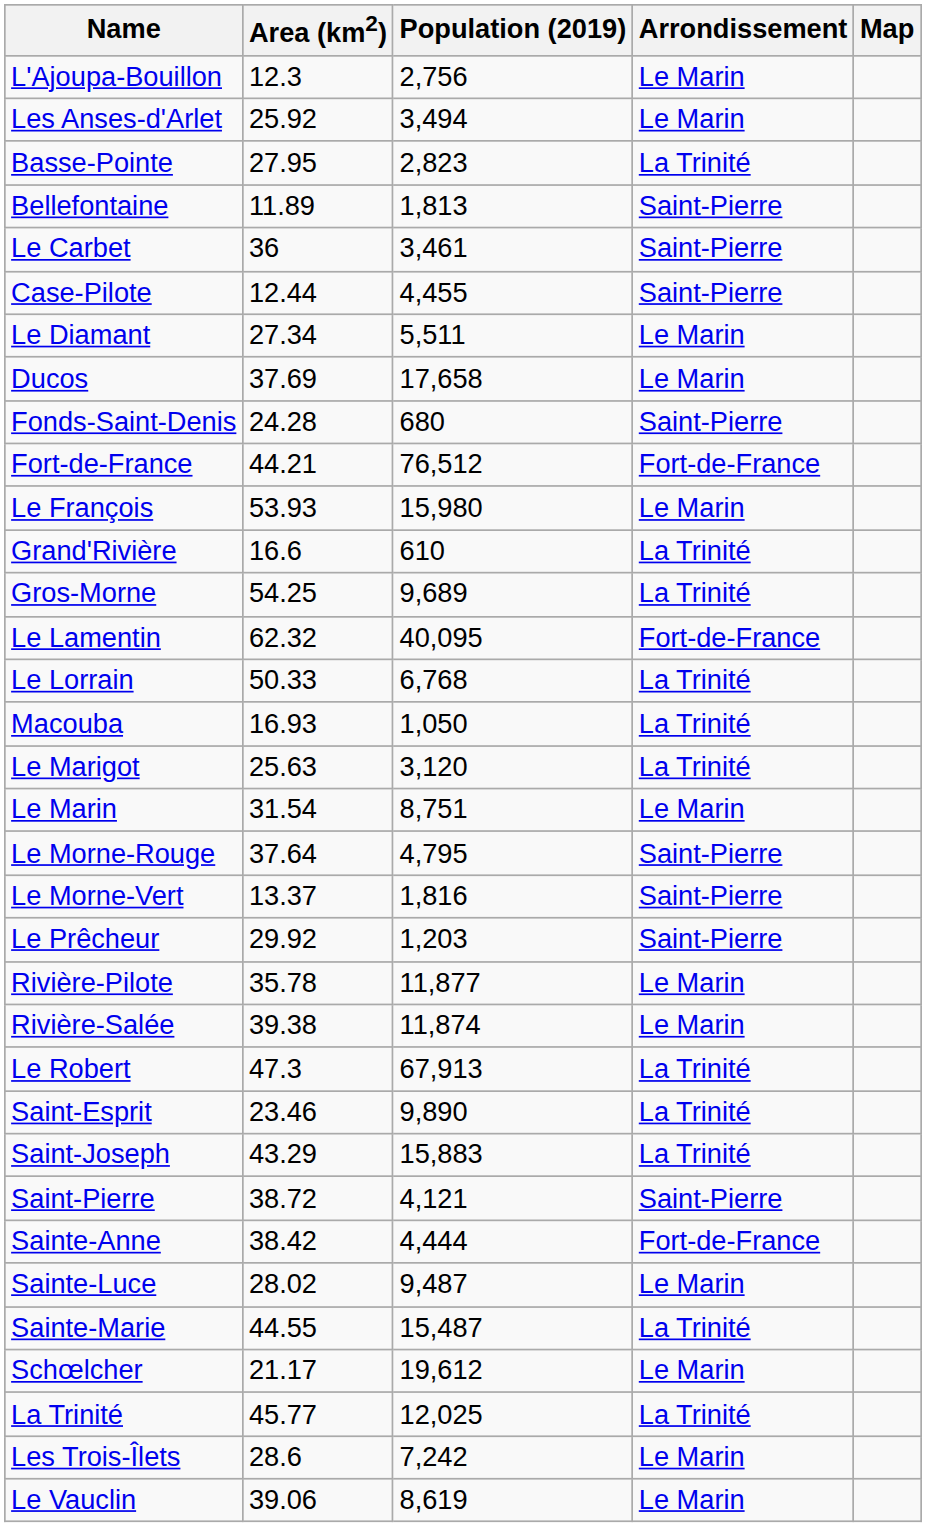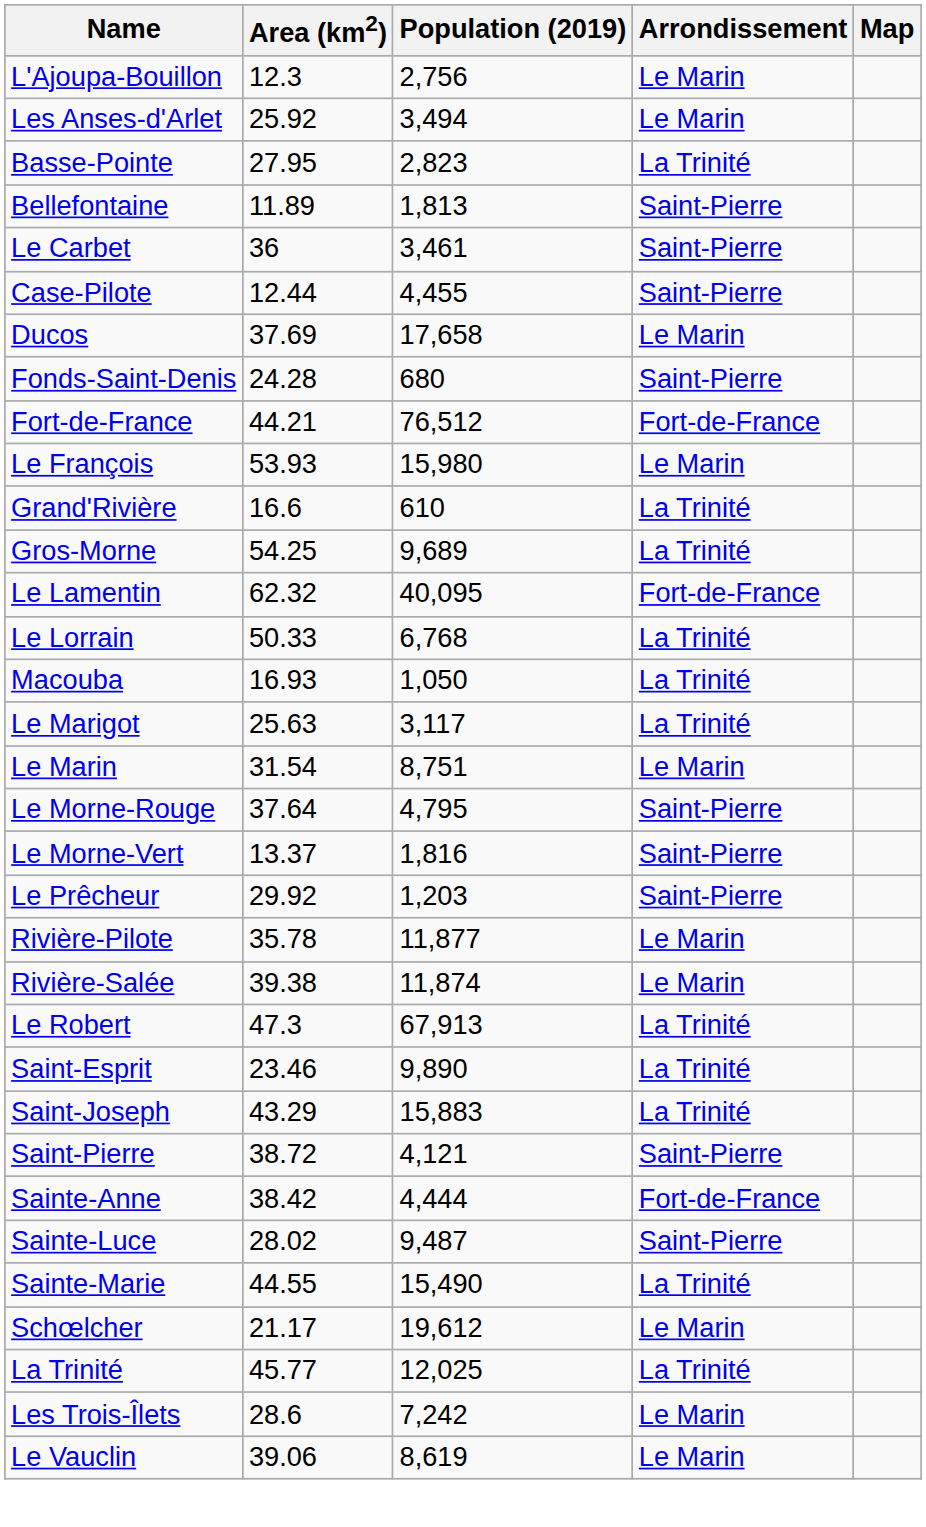- row: (81, 335)
(434, 766) 3,120 -> (433, 723) 3,117
(692, 1284) Le Marin -> (711, 1241) Saint-Pierre
(441, 1327) 15,487 -> (441, 1284) 15,490
